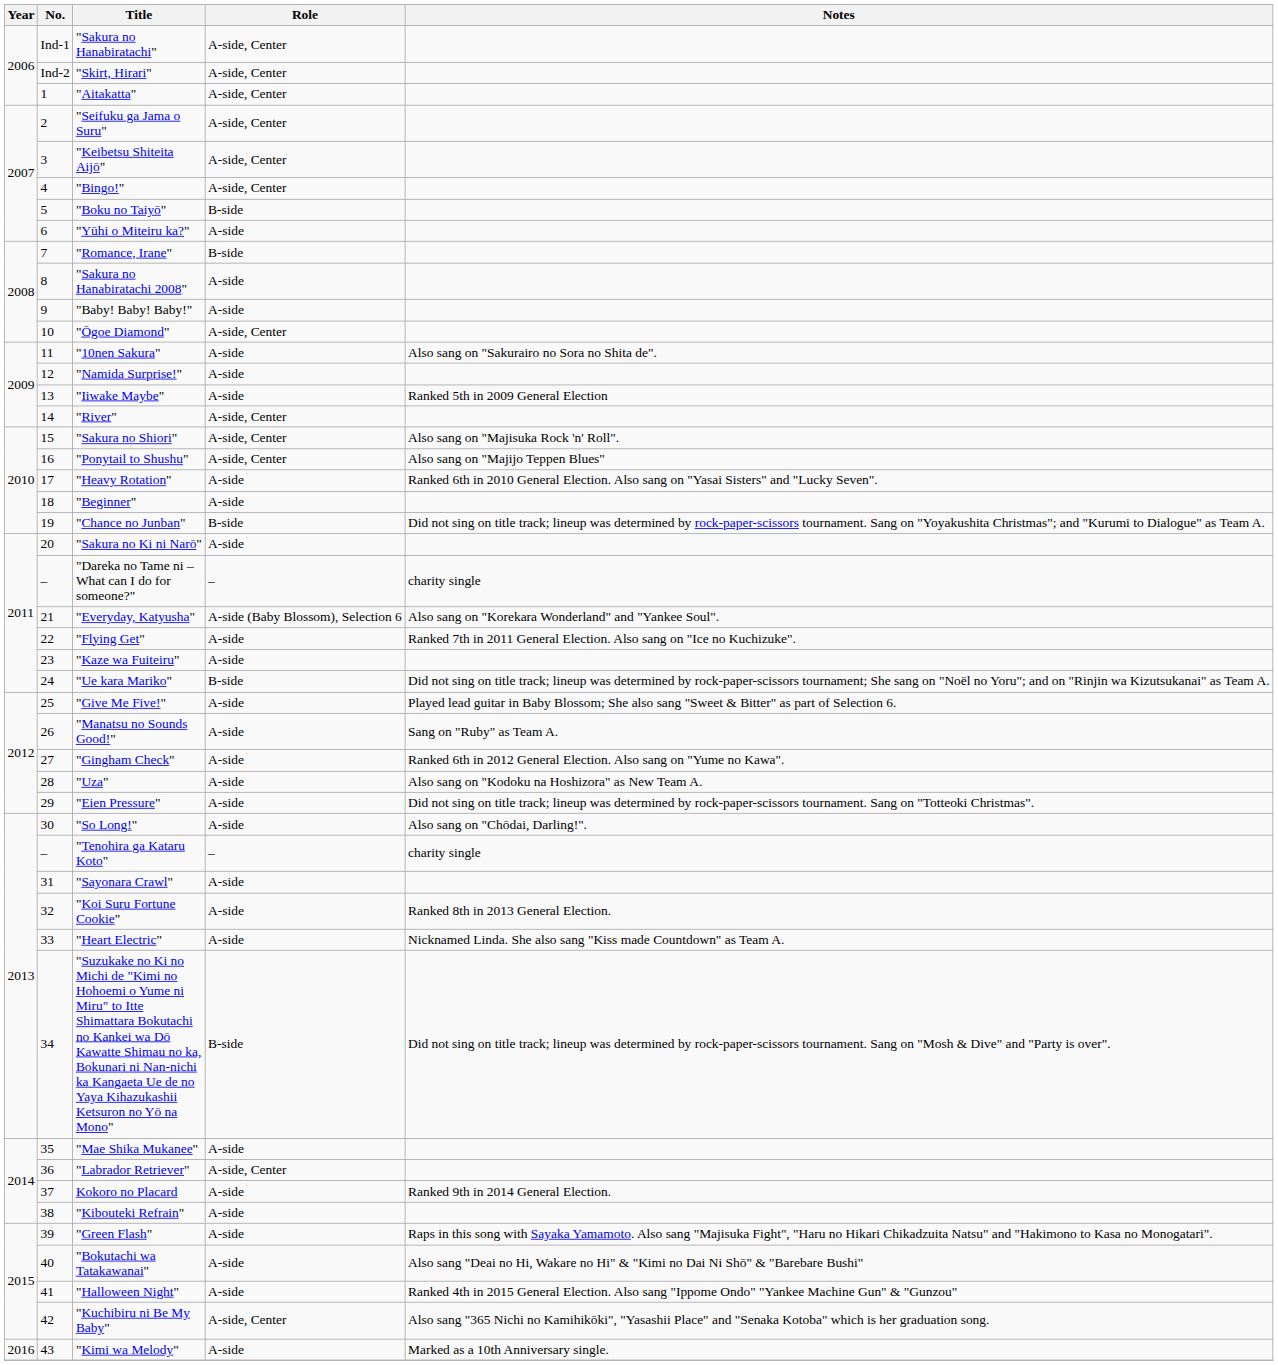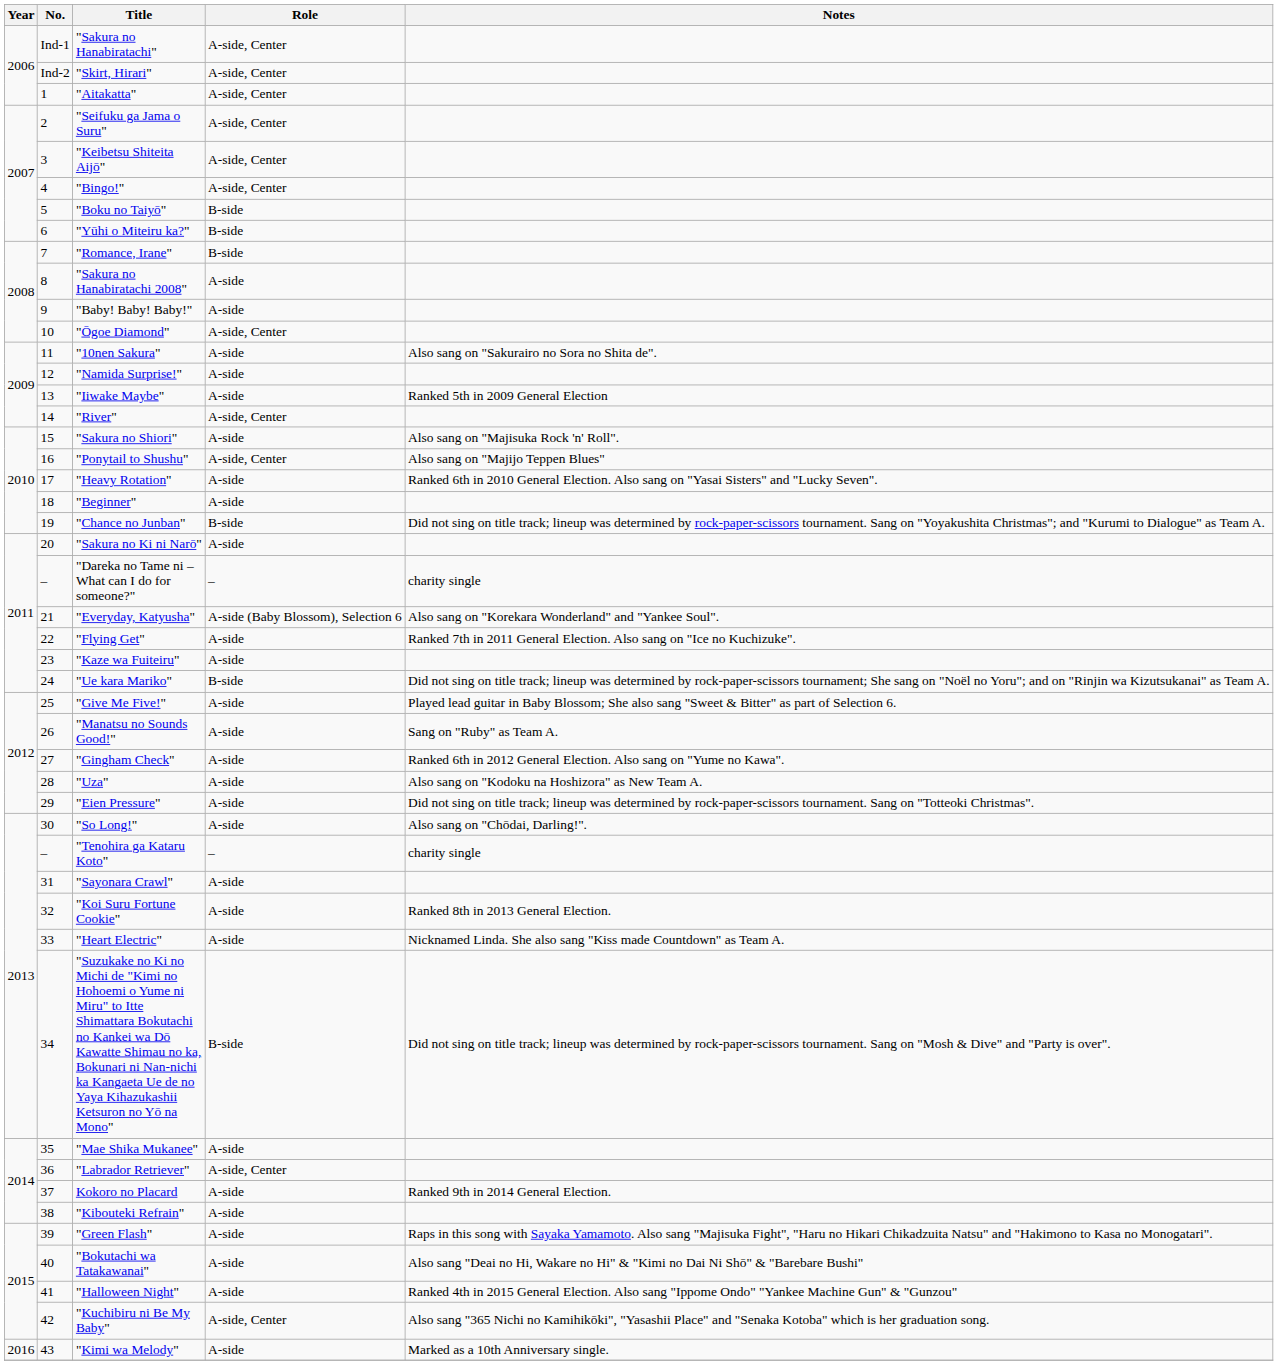(226, 231) A-side -> (226, 231) B-side
(247, 437) A-side, Center -> (226, 437) A-side
